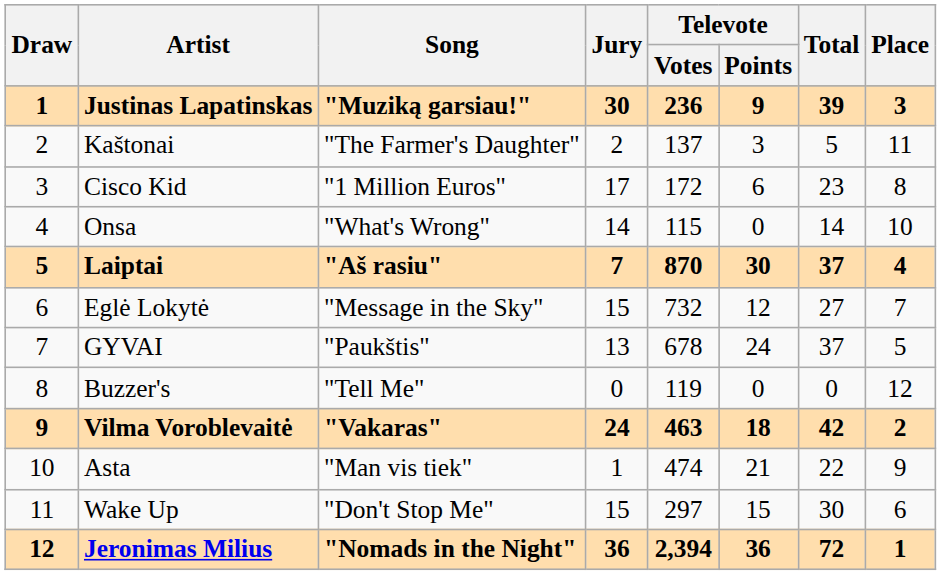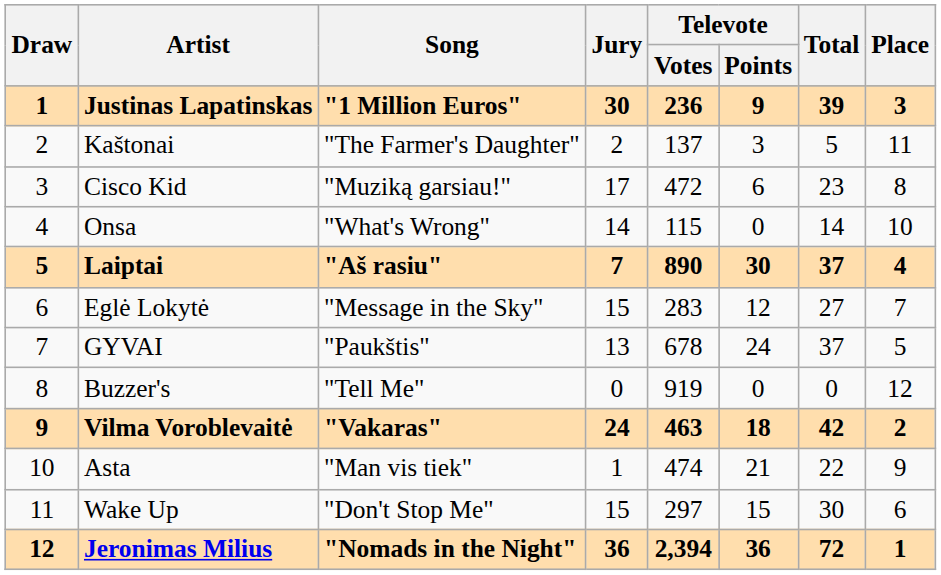(428, 105) "Muziką garsiau!" -> (423, 105) "1 Million Euros"
(415, 186) "1 Million Euros" -> (417, 186) "Muziką garsiau!"
(683, 186) 172 -> (683, 186) 472
(683, 266) 870 -> (683, 266) 890
(683, 307) 732 -> (683, 307) 283
(683, 387) 119 -> (683, 387) 919
